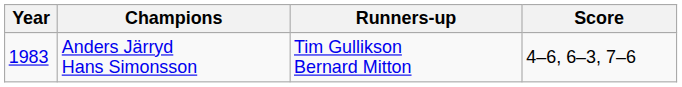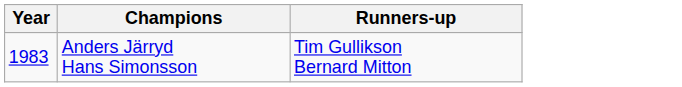- column: (599, 18)
